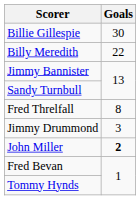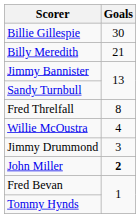(118, 52) 22 -> (118, 52) 21
+ row: (47, 128)
